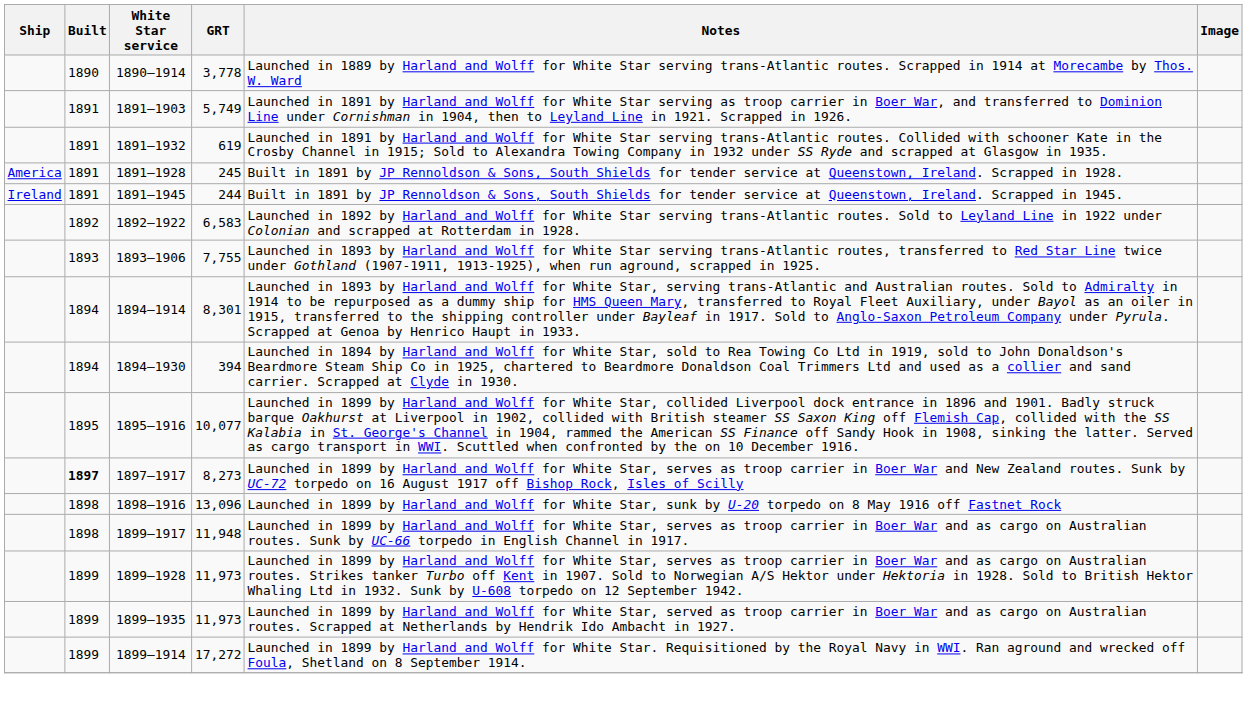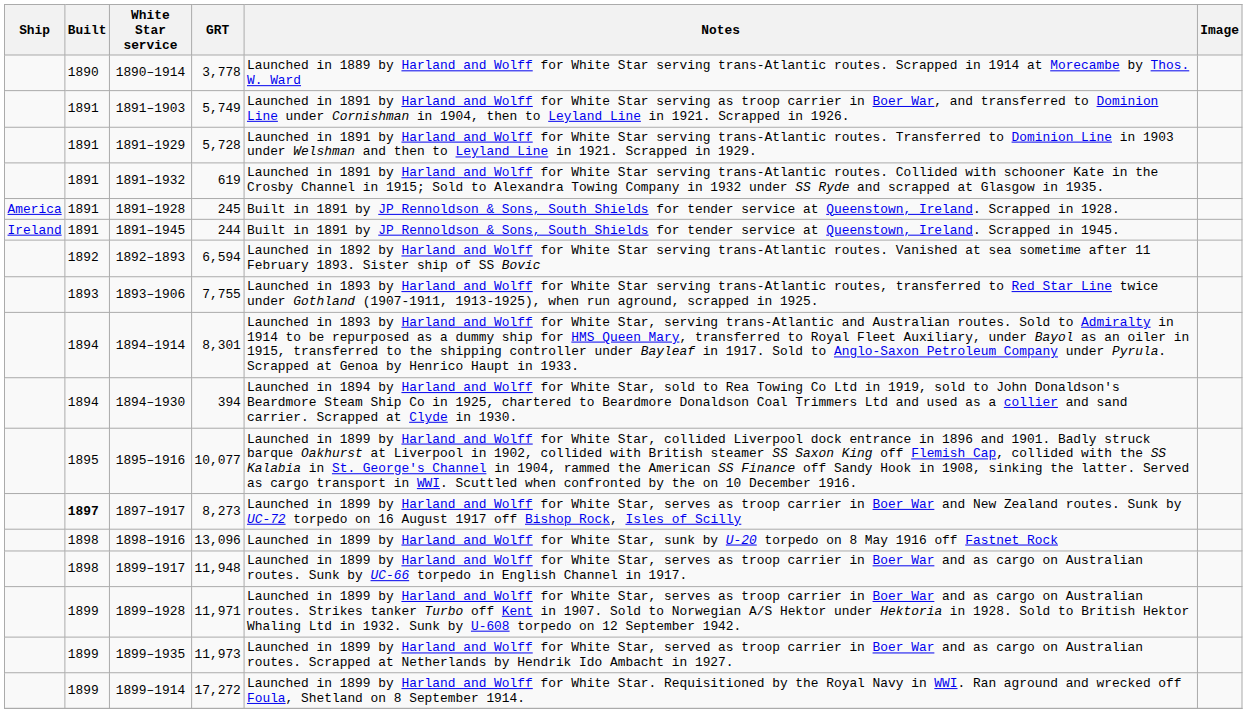+ row: (150, 145)
+ row: (150, 258)
- row: (151, 223)
(218, 576) 11,973 -> (218, 612) 11,971
